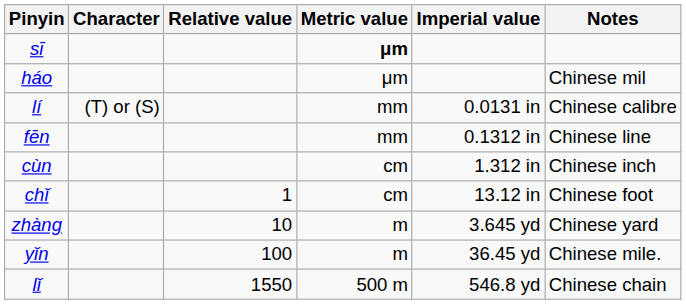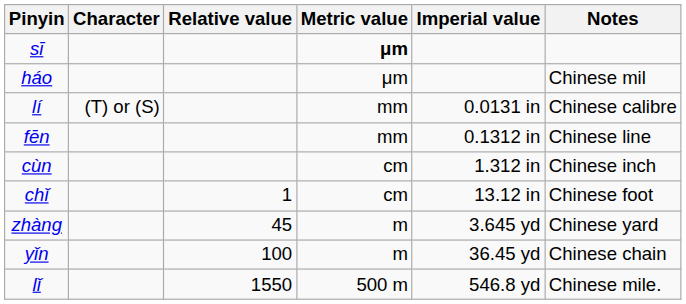(282, 225) 10 -> (282, 225) 45
(605, 254) Chinese mile. -> (608, 254) Chinese chain
(608, 284) Chinese chain -> (605, 284) Chinese mile.
